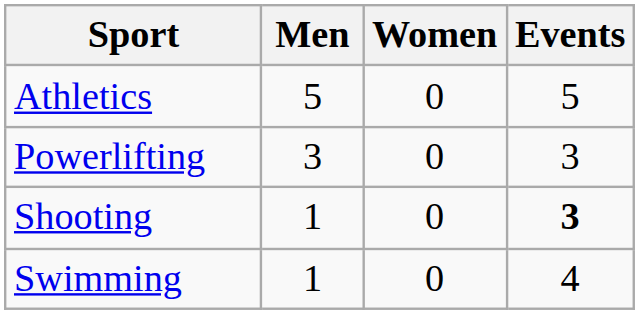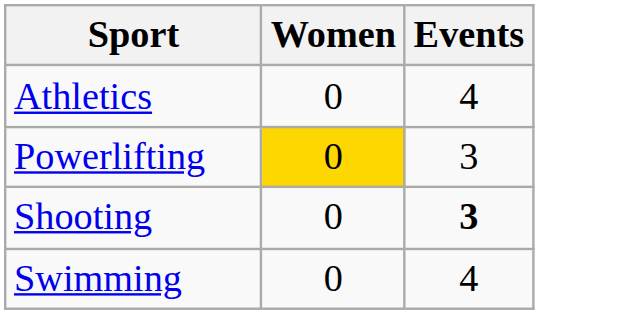- column: (312, 34)
(570, 95) 5 -> (469, 95) 4
(435, 156) no background -> (333, 156) gold background
